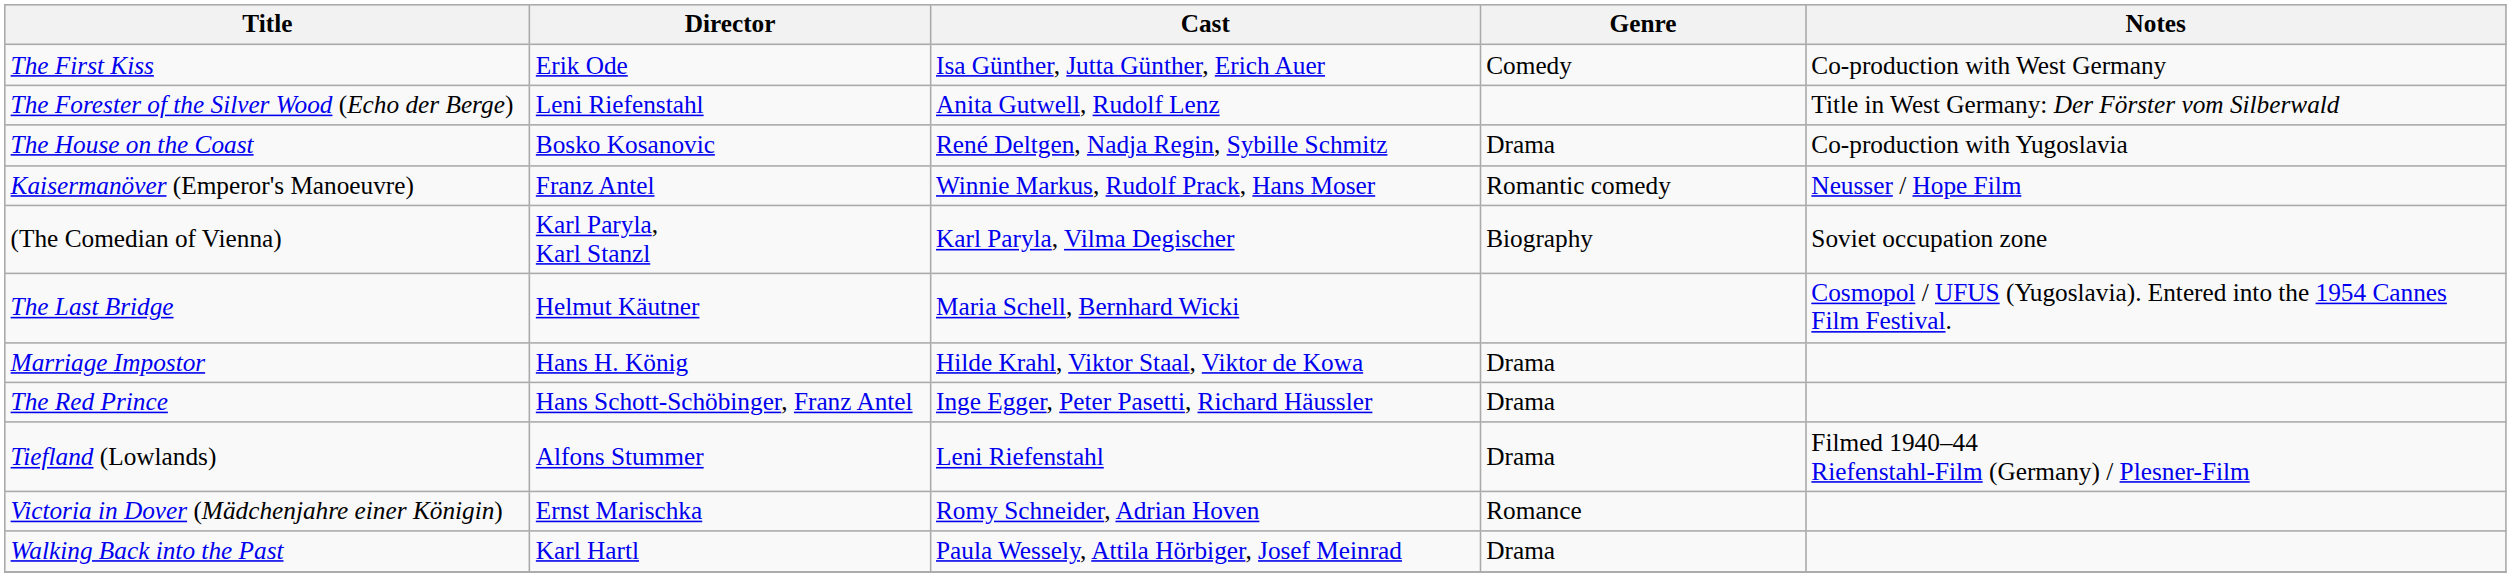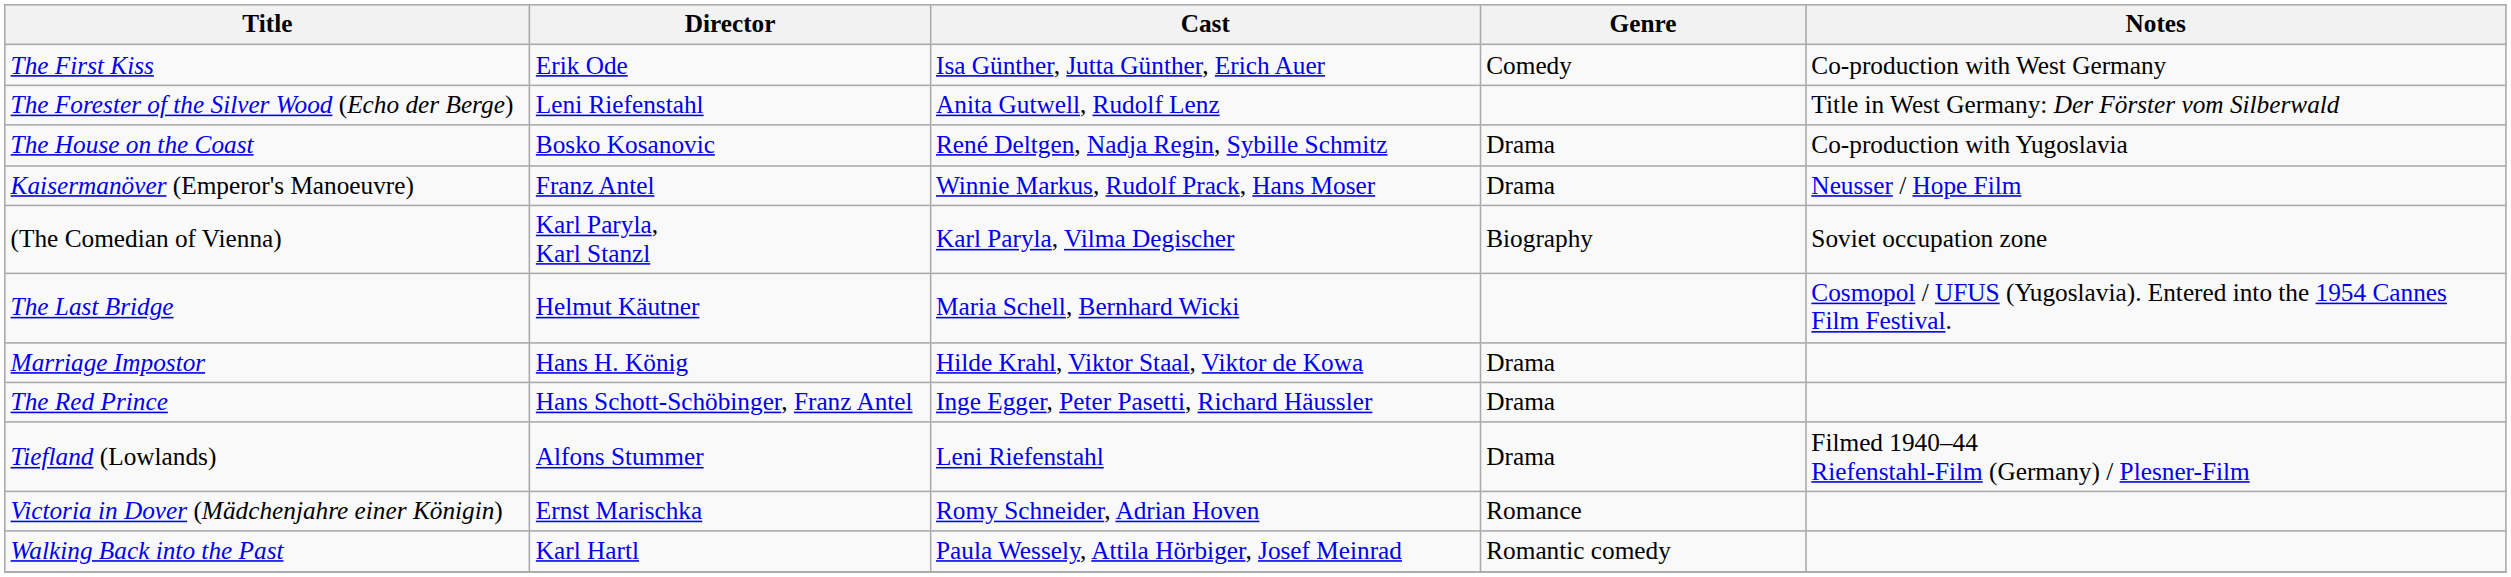(1579, 184) Romantic comedy -> (1521, 184) Drama
(1521, 550) Drama -> (1579, 550) Romantic comedy
